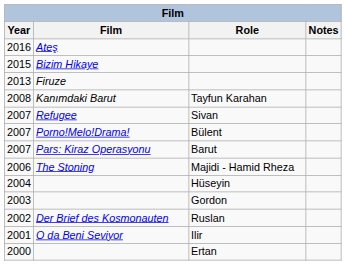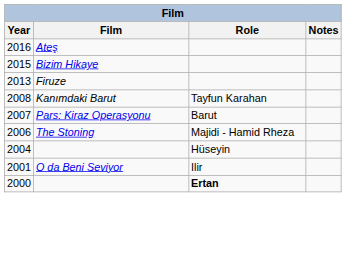- row: (19, 116)
- row: (19, 133)
- row: (19, 201)
- row: (19, 218)
(204, 252) normal -> (205, 184) bold
